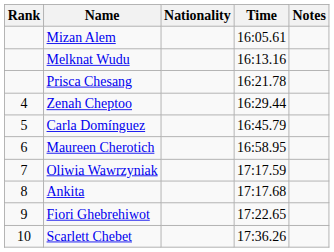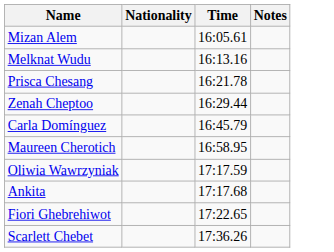- column: (24, 15)
